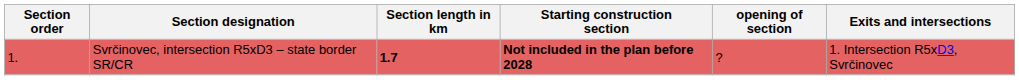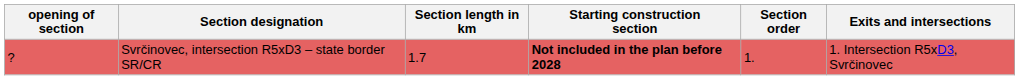columns swapped: (47, 22) <-> (769, 22)
(389, 57) bold -> (417, 57) normal
